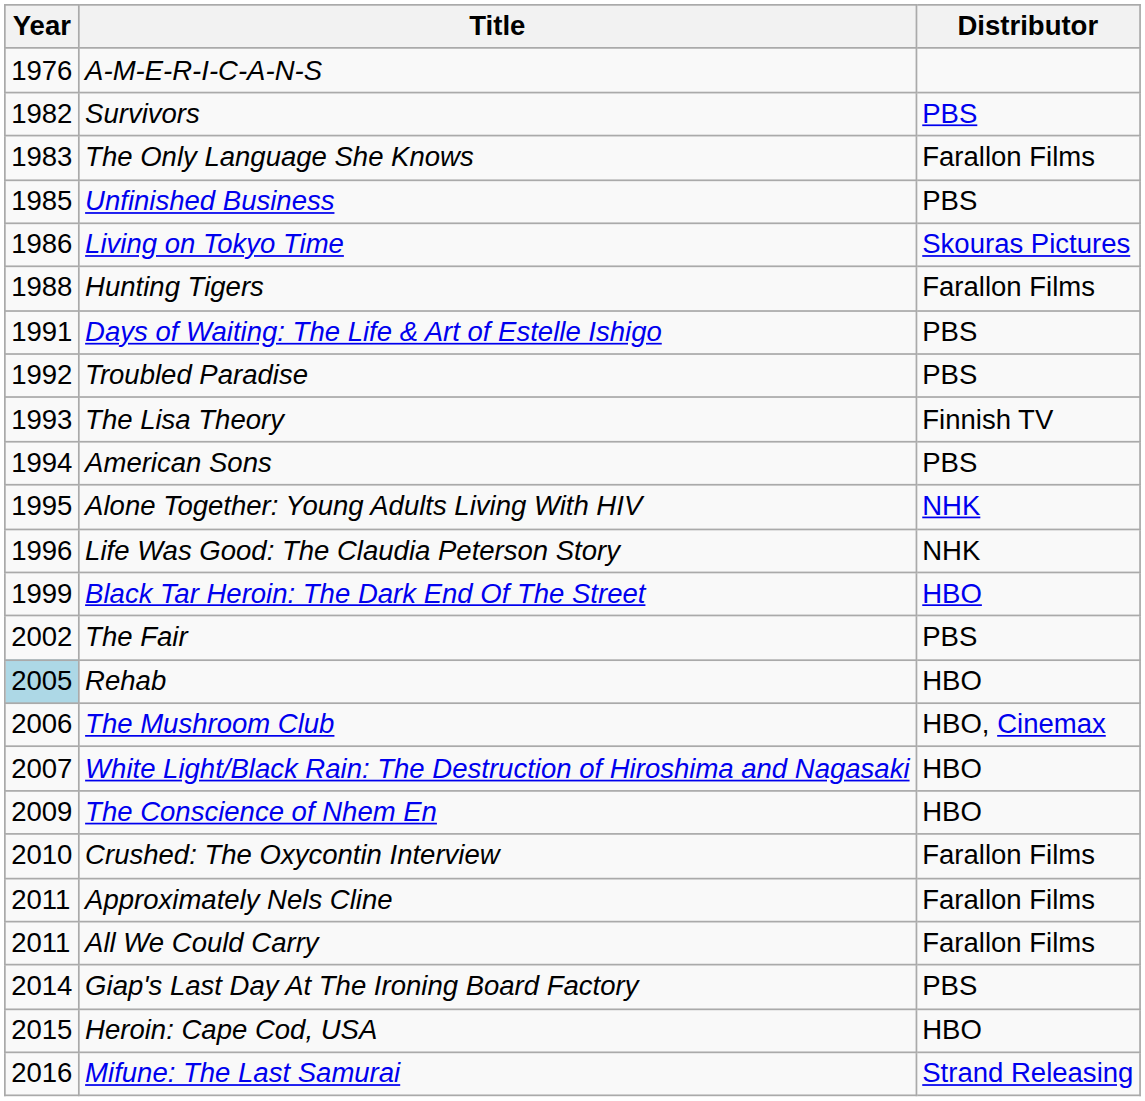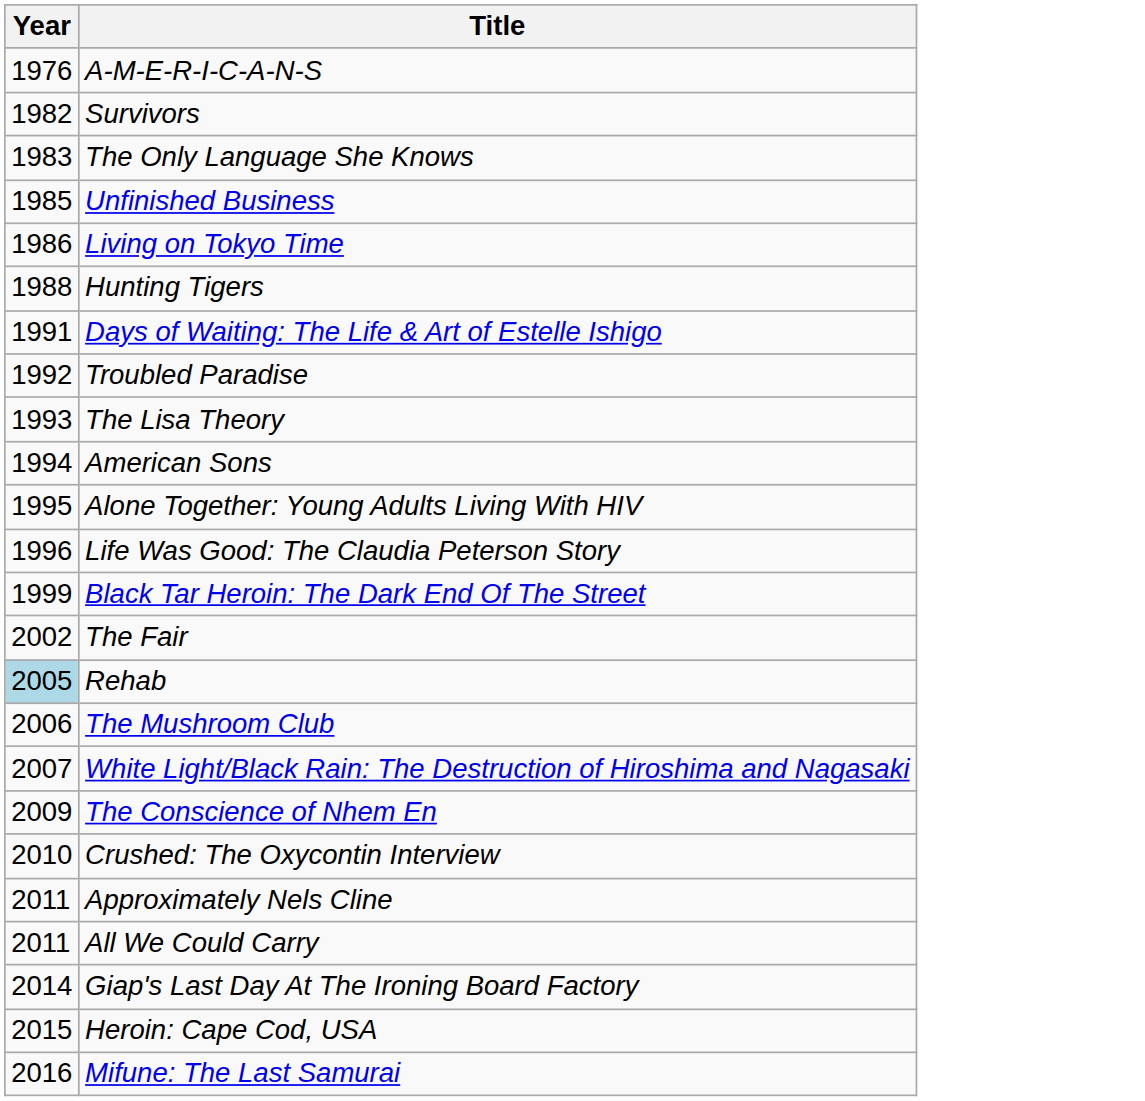- column: (1028, 26)
